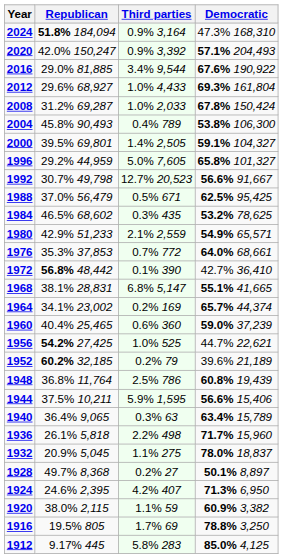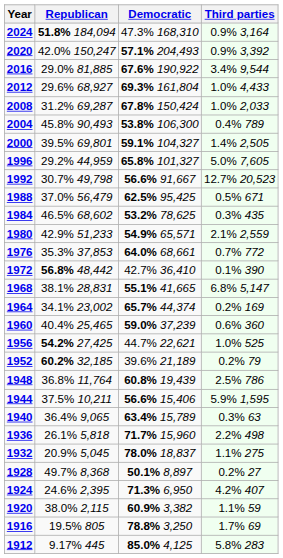columns swapped: (236, 14) <-> (157, 14)
